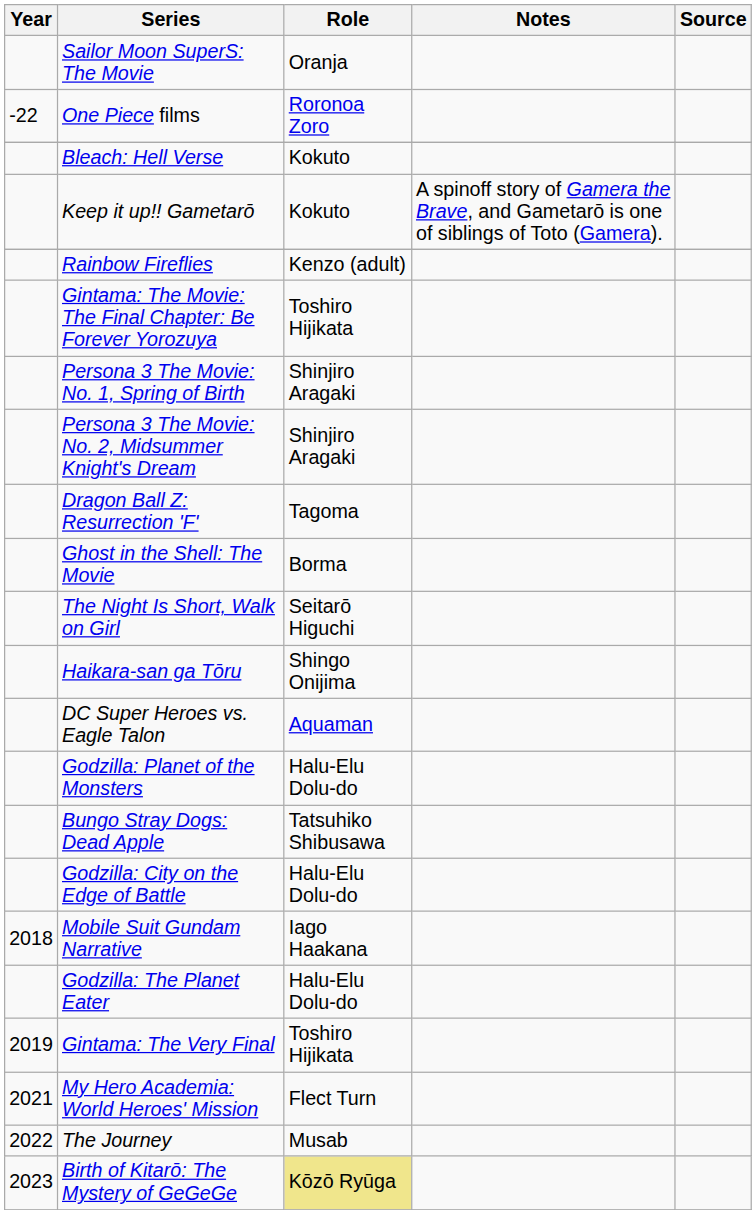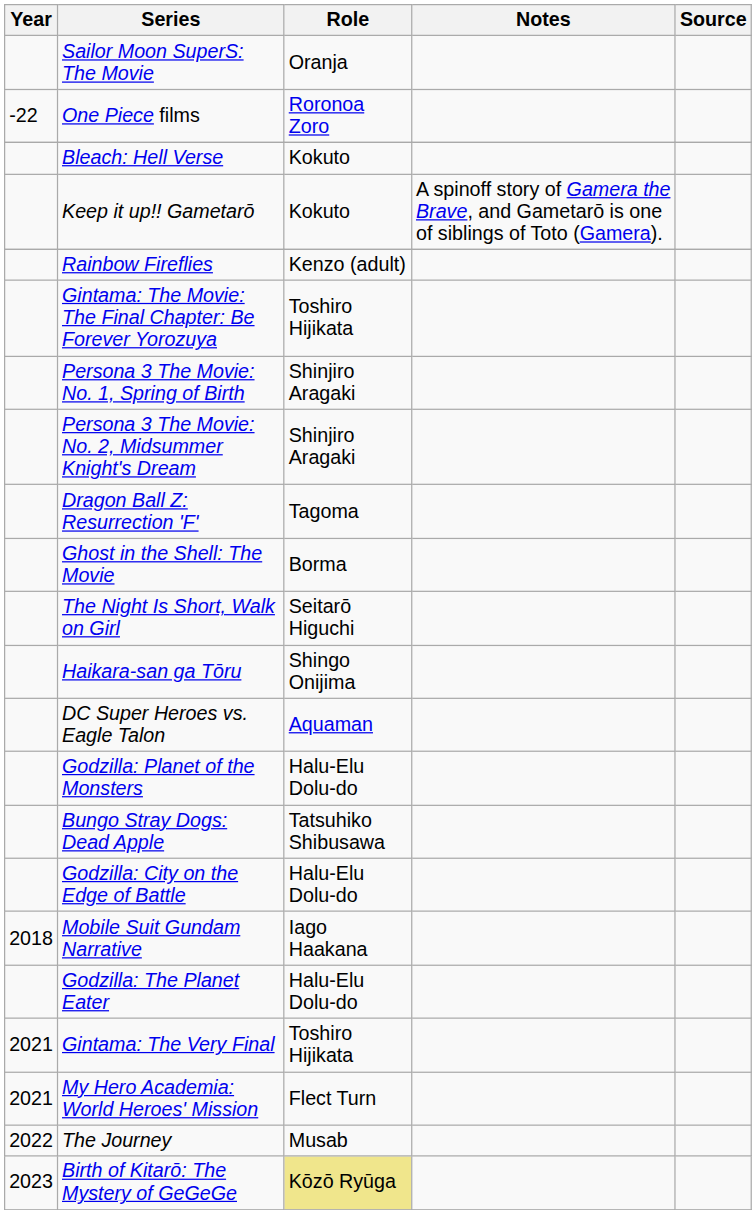(31, 1044) 2019 -> (31, 1044) 2021
